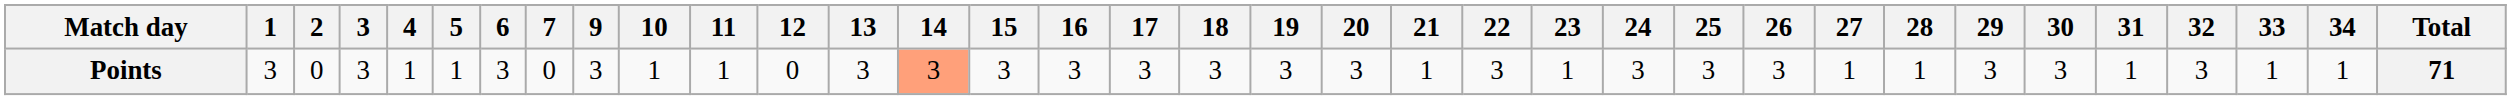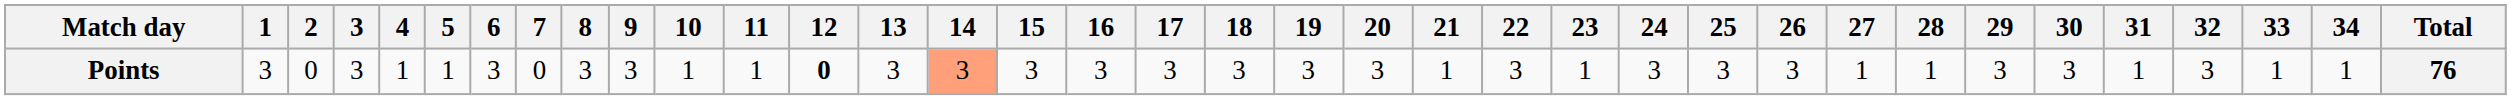+ column: (585, 26)
(793, 70) normal -> (824, 70) bold
(2442, 70) 71 -> (2443, 70) 76
